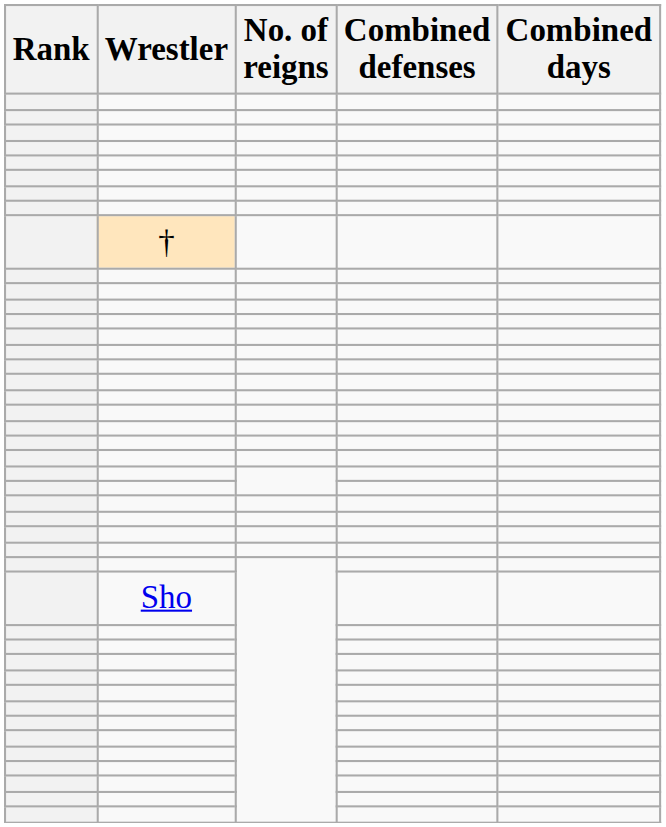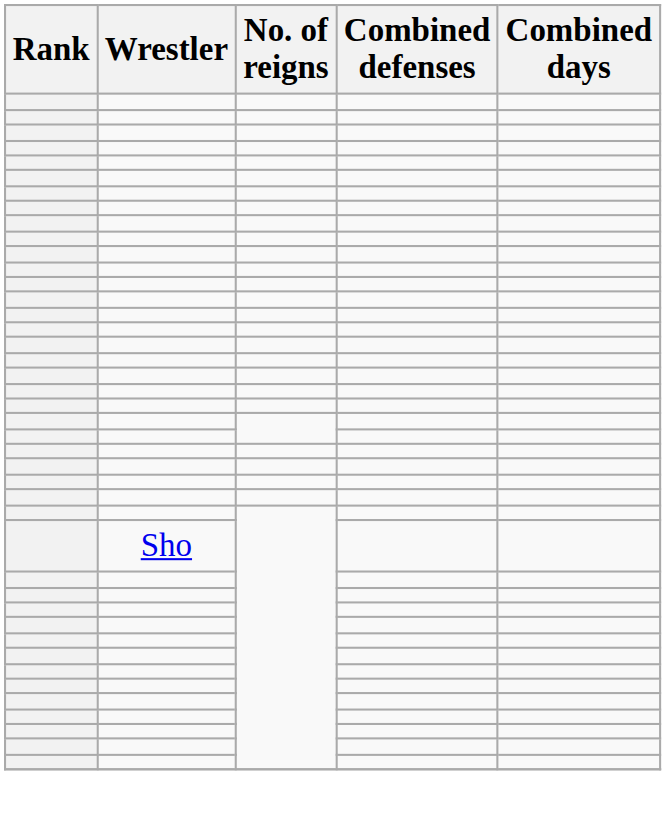- row: (51, 242)
